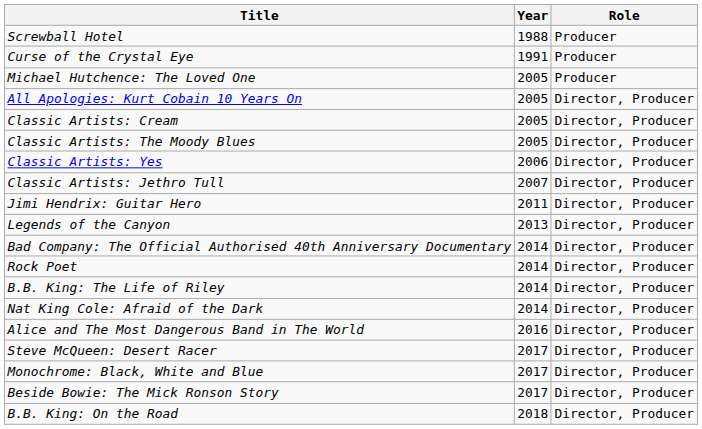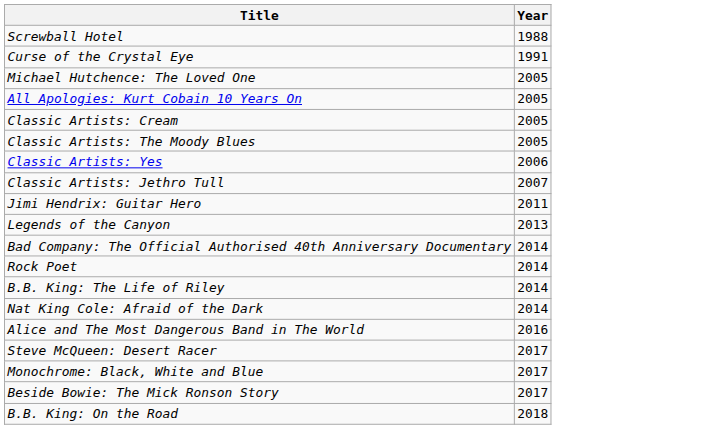- column: (624, 15)
